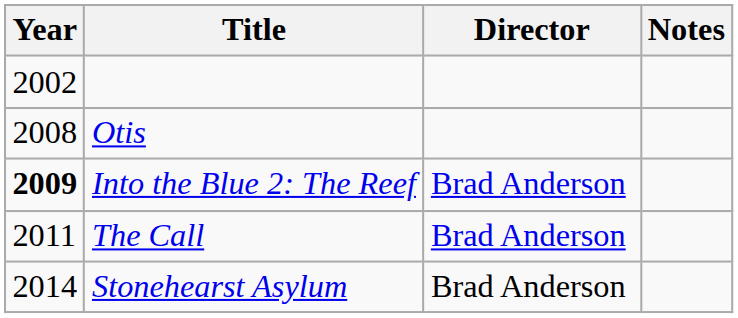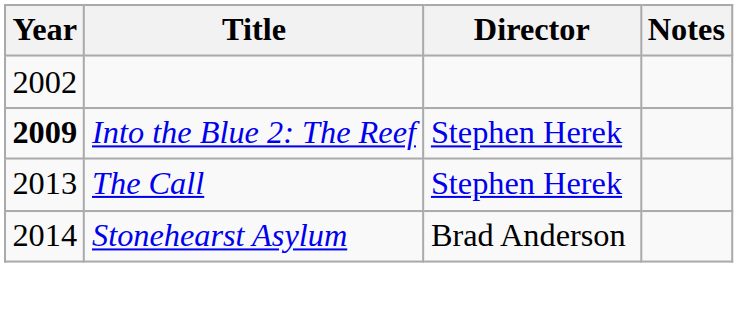- row: (119, 132)
(528, 183) Brad Anderson -> (526, 132) Stephen Herek
(44, 235) 2011 -> (45, 183) 2013
(528, 235) Brad Anderson -> (526, 183) Stephen Herek
